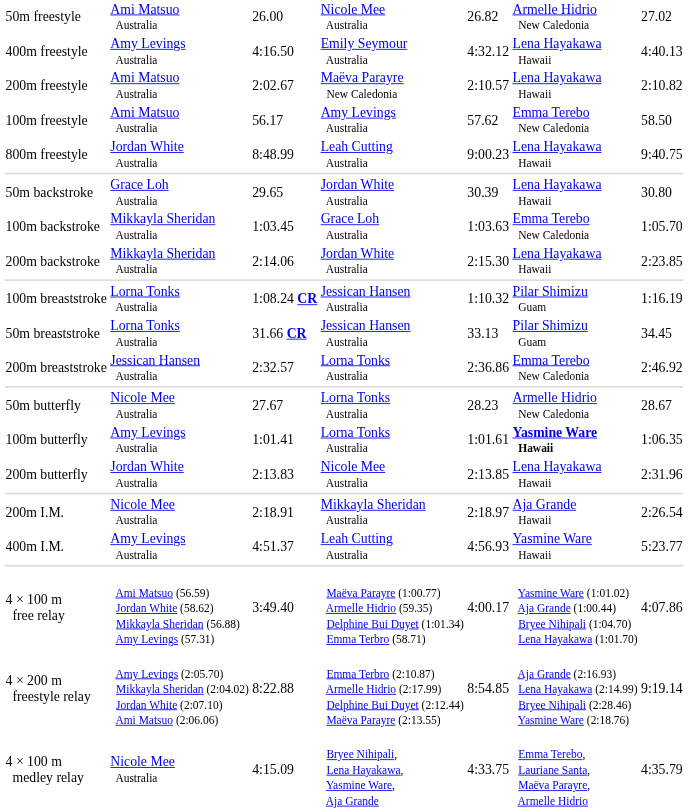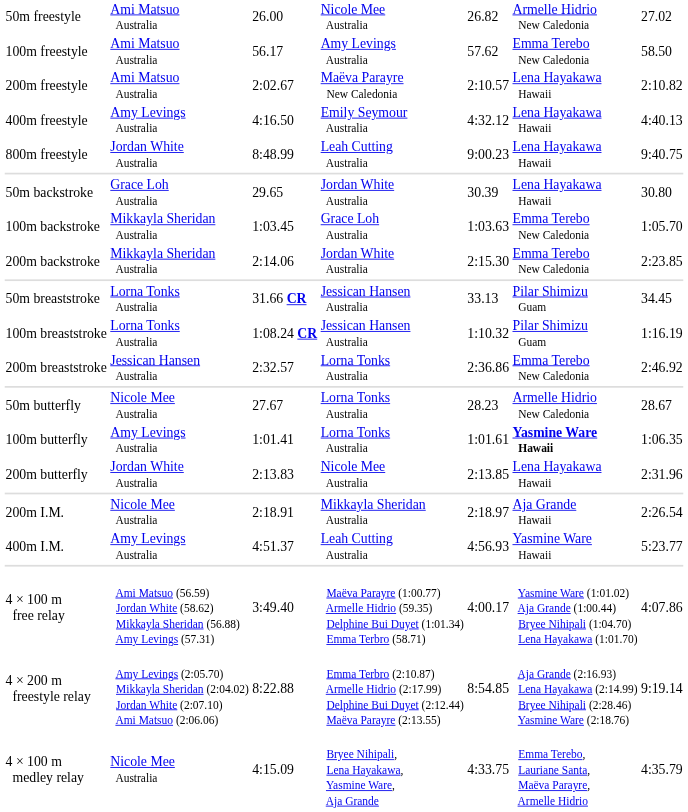rows swapped: (47, 120) <-> (47, 51)
(557, 261) Lena Hayakawa Hawaii -> (551, 261) Emma Terebo New Caledonia
rows swapped: (53, 333) <-> (56, 299)
